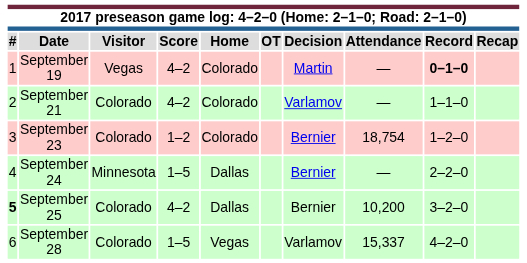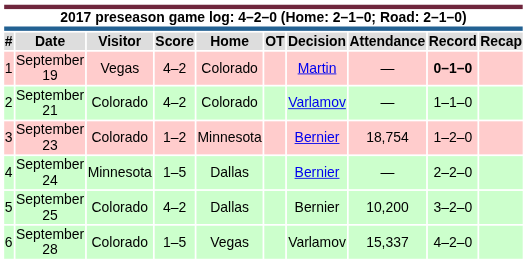(230, 137) Colorado -> (230, 137) Minnesota
(13, 207) bold -> (9, 207) normal
